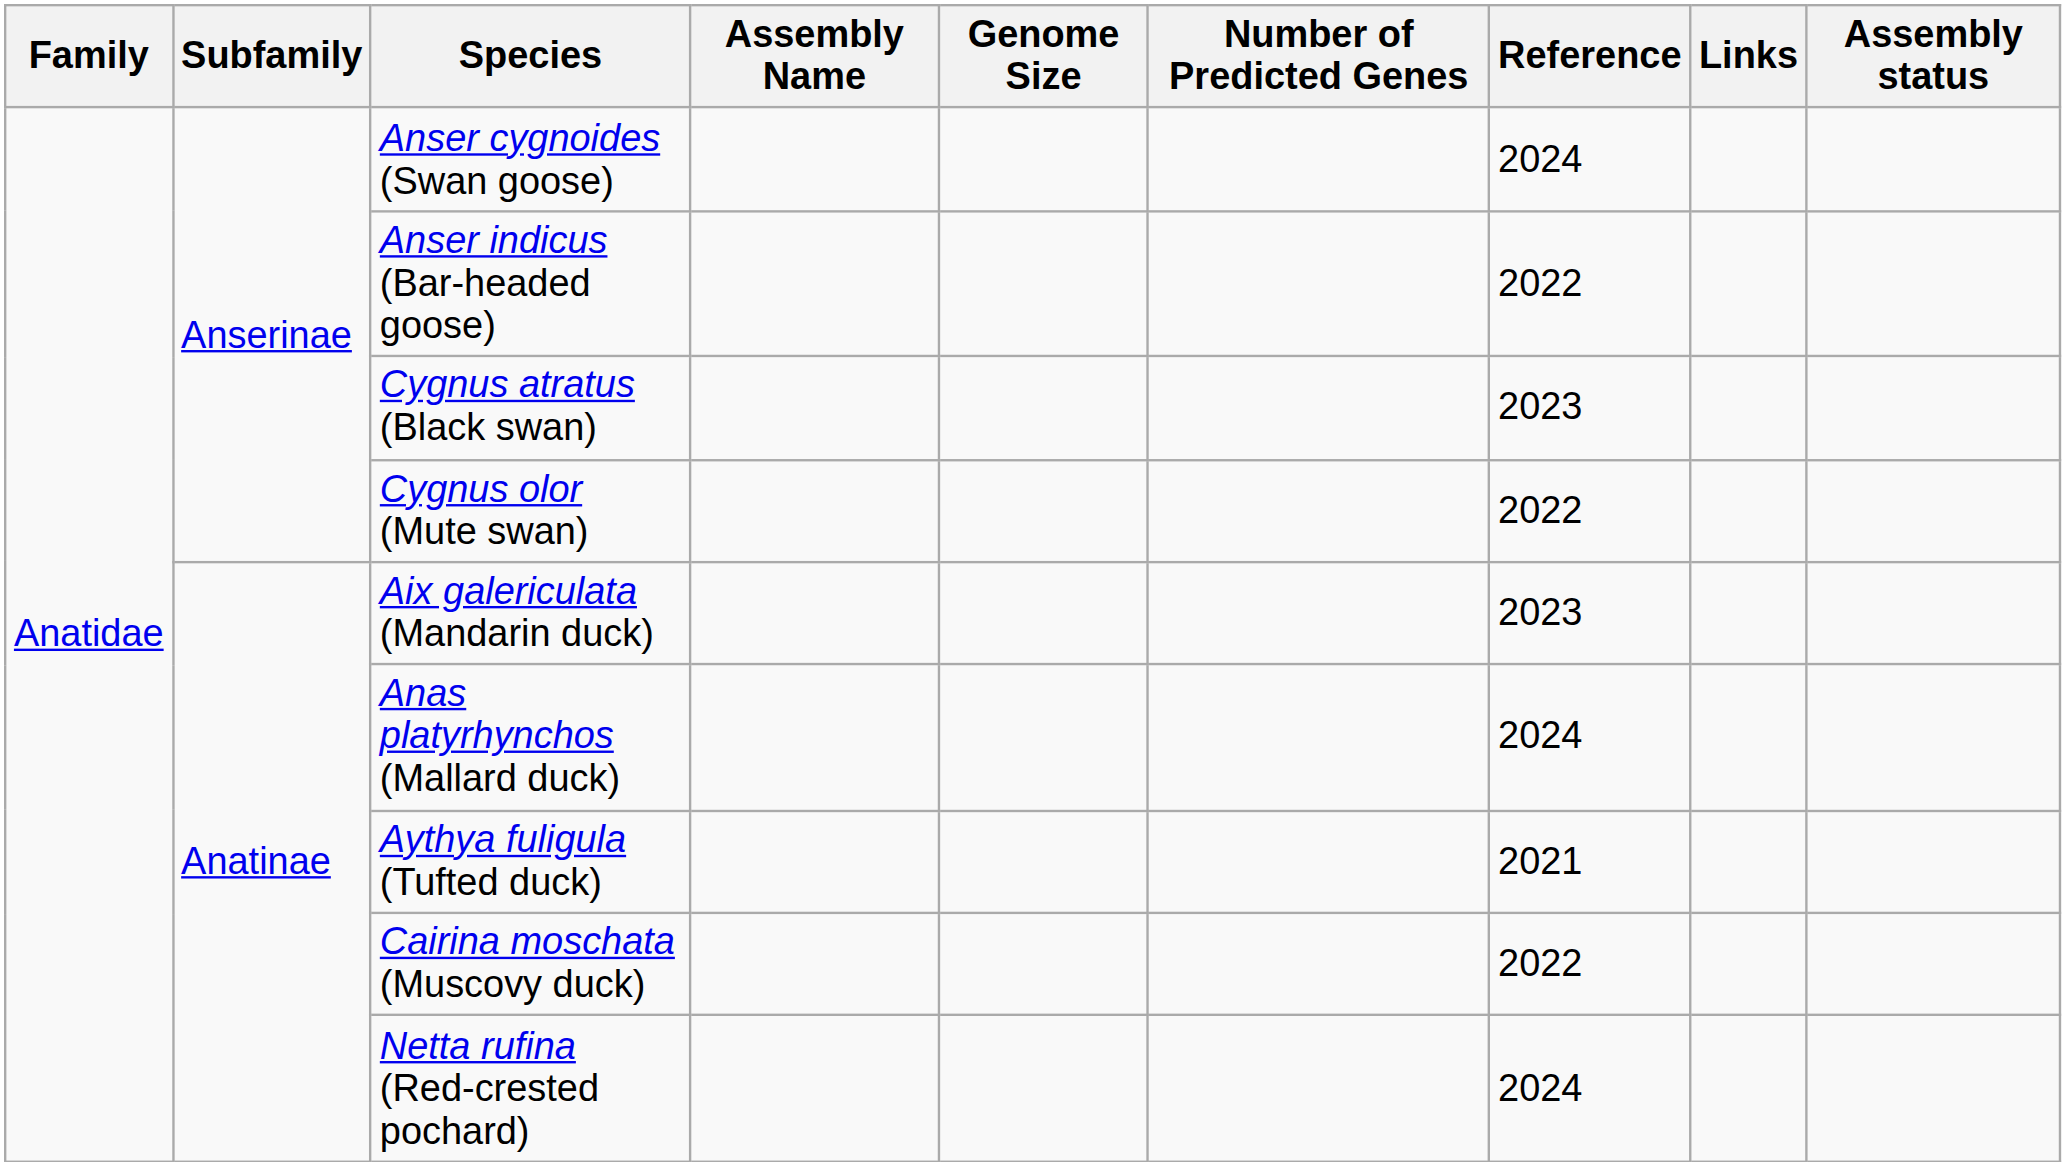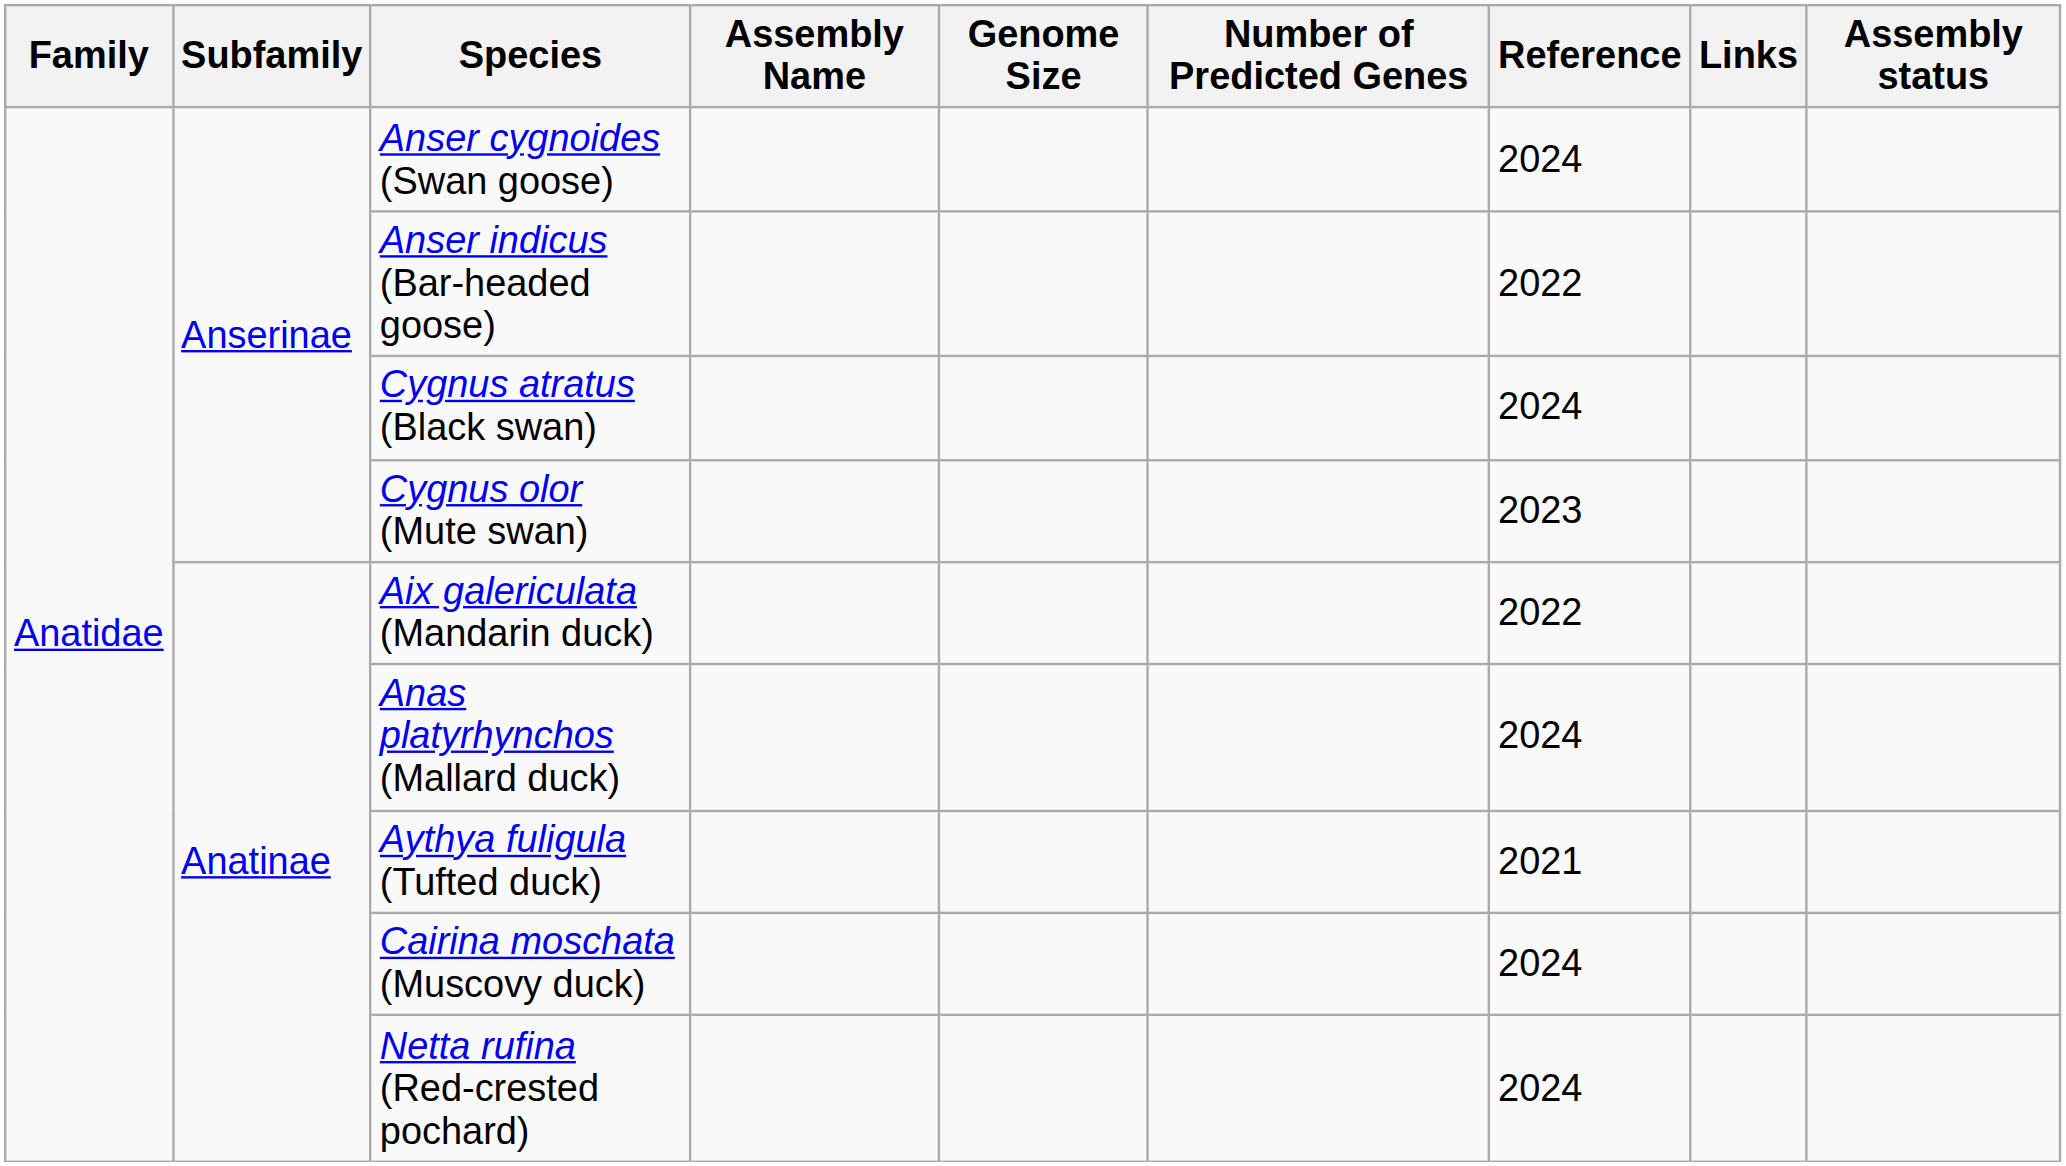(1540, 406) 2023 -> (1540, 406) 2024
(1540, 509) 2022 -> (1540, 509) 2023
(1540, 612) 2023 -> (1540, 612) 2022
(1540, 963) 2022 -> (1540, 963) 2024
